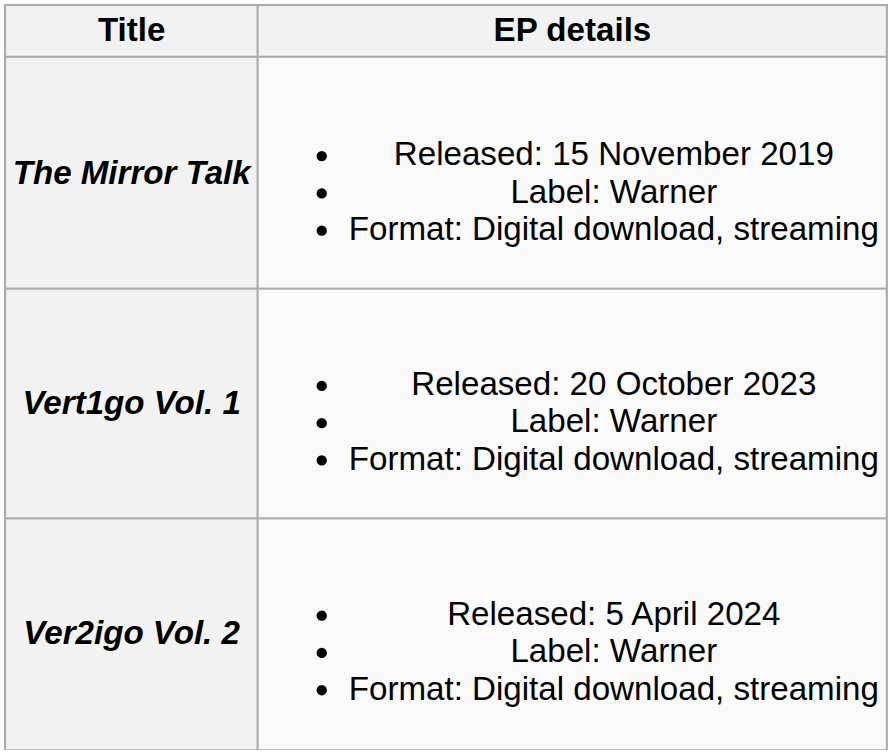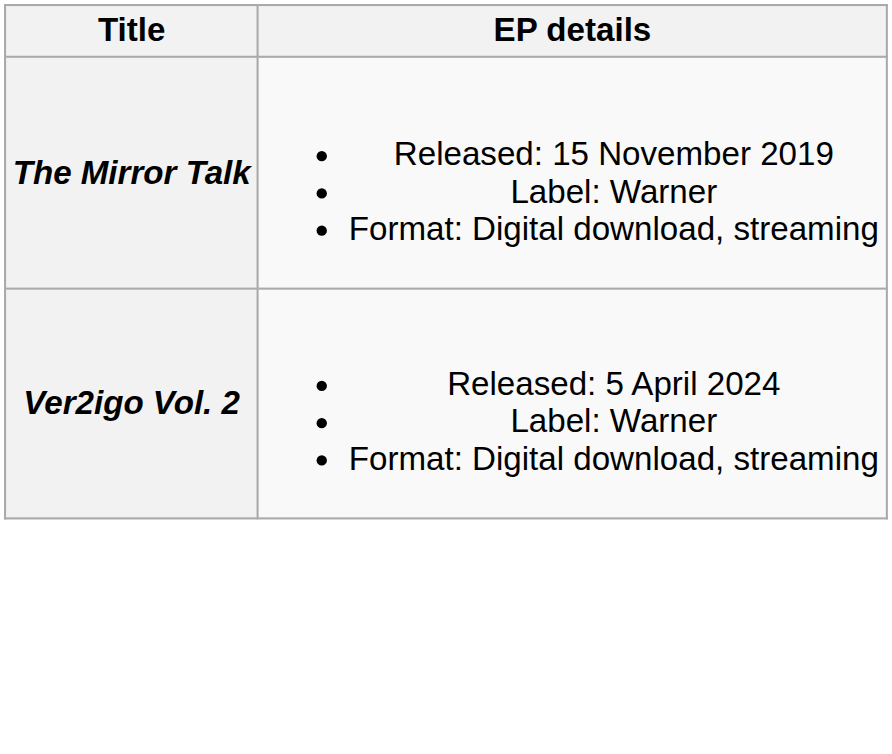- row: (132, 402)
